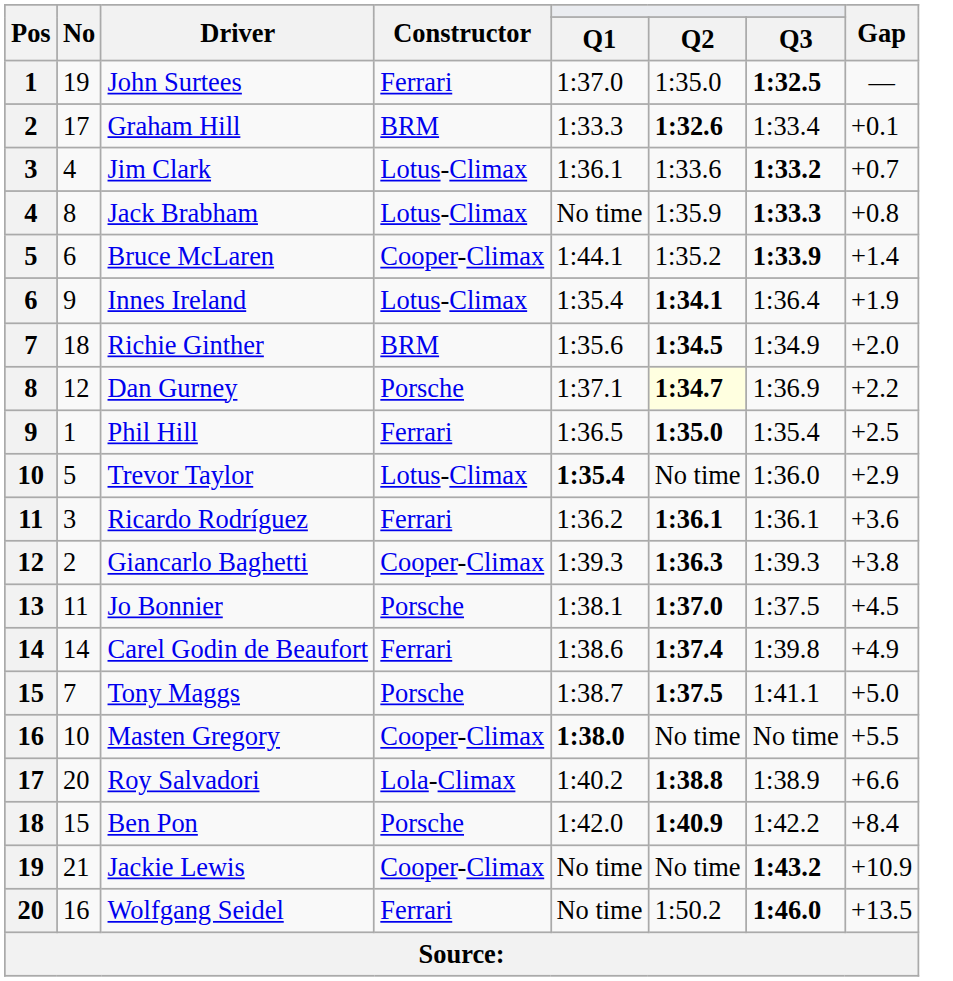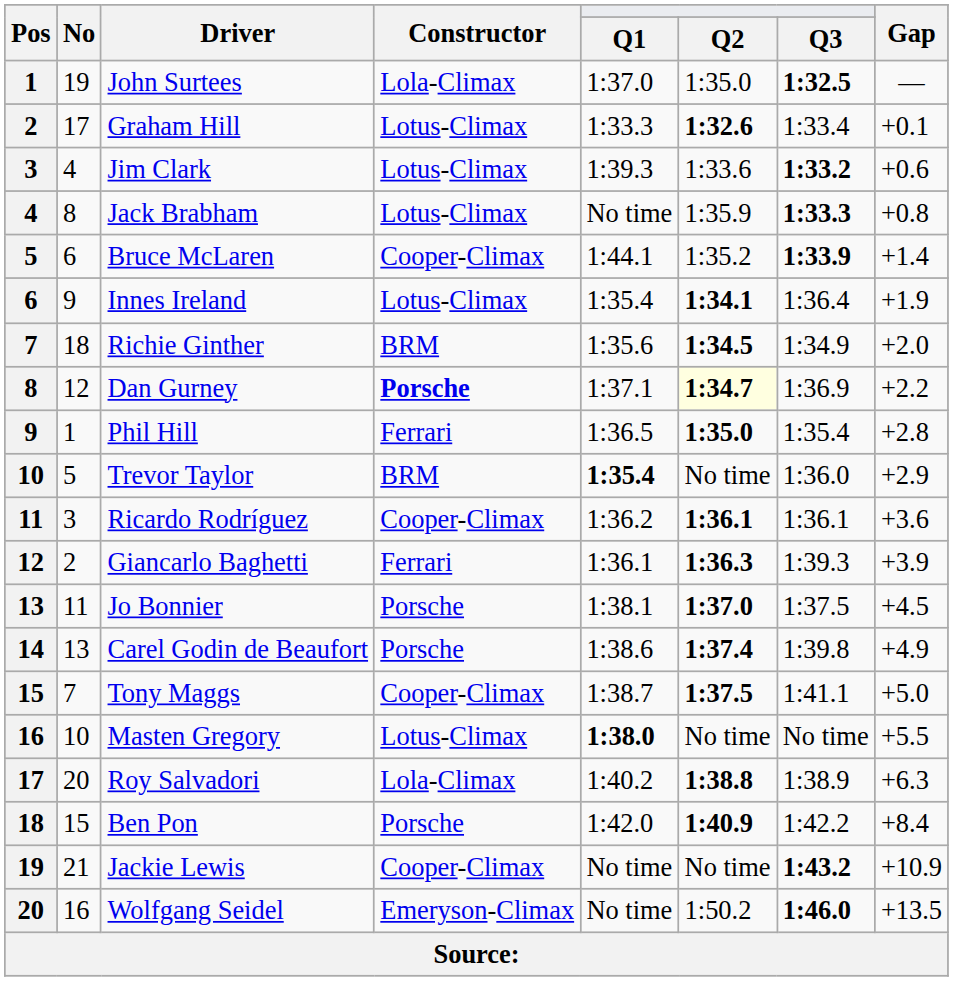(416, 82) Ferrari -> (448, 82) Lola-Climax
(410, 125) BRM -> (454, 125) Lotus-Climax
(590, 169) 1:36.1 -> (620, 169) 1:39.3
(875, 169) +0.7 -> (905, 169) +0.6
(422, 387) normal -> (425, 387) bold
(875, 431) +2.5 -> (905, 431) +2.8
(454, 474) Lotus-Climax -> (410, 474) BRM
(416, 518) Ferrari -> (462, 518) Cooper-Climax
(462, 562) Cooper-Climax -> (416, 562) Ferrari
(590, 562) 1:39.3 -> (620, 562) 1:36.1
(875, 562) +3.8 -> (905, 562) +3.9
(76, 649) 14 -> (76, 649) 13
(416, 649) Ferrari -> (422, 649) Porsche
(422, 692) Porsche -> (462, 692) Cooper-Climax
(462, 736) Cooper-Climax -> (454, 736) Lotus-Climax
(875, 780) +6.6 -> (905, 780) +6.3
(416, 910) Ferrari -> (477, 910) Emeryson-Climax
